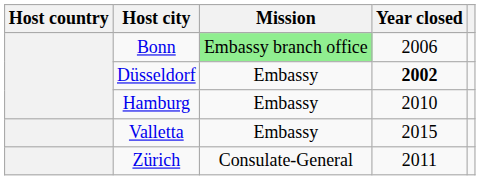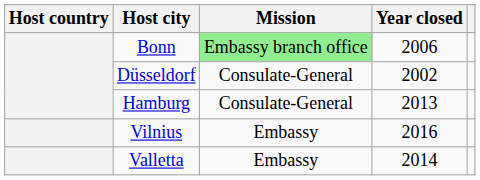(286, 75) Embassy -> (286, 75) Consulate-General
(419, 75) bold -> (419, 75) normal
(286, 103) Embassy -> (286, 103) Consulate-General
(419, 103) 2010 -> (419, 103) 2013
+ row: (156, 132)
(419, 132) 2015 -> (419, 160) 2014
- row: (156, 160)
